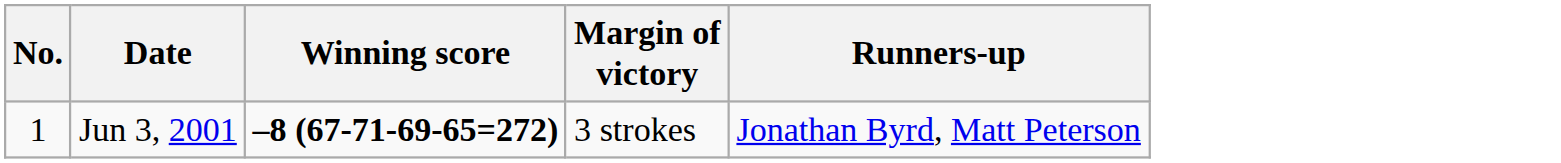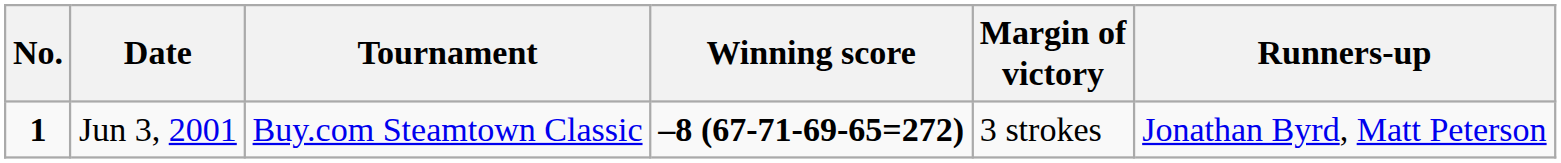+ column: (448, 52)
(38, 129) normal -> (38, 129) bold
